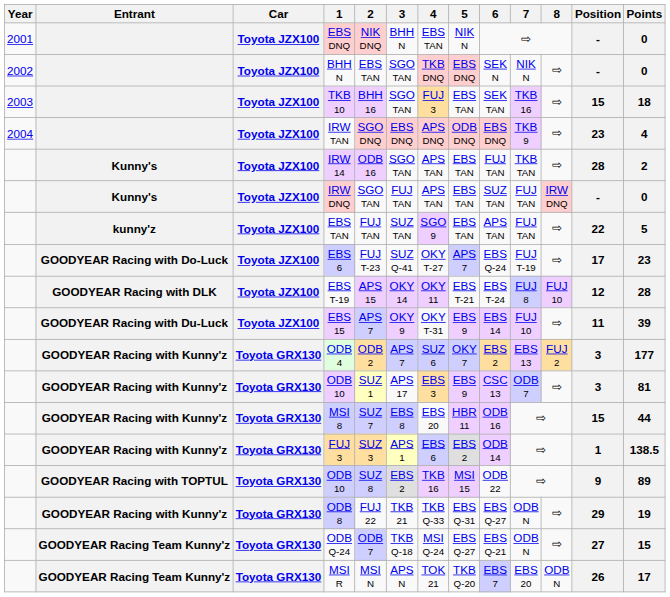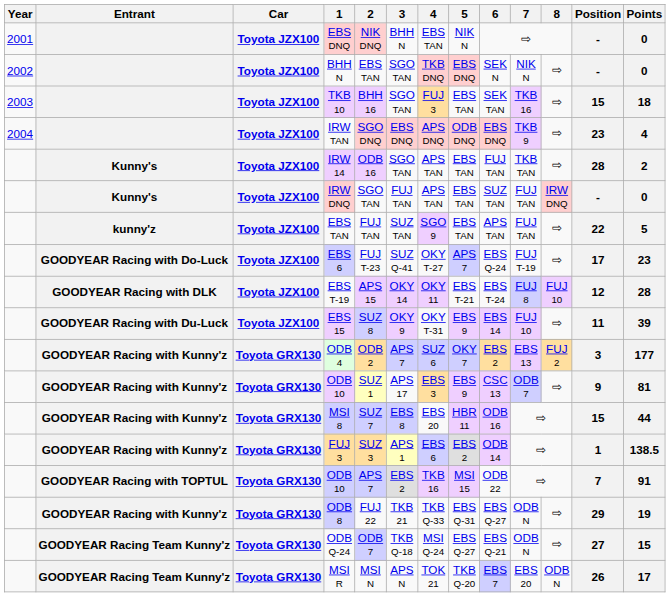(370, 323) APS 7 -> (370, 323) SUZ 8
(598, 387) 3 -> (598, 387) 9
(370, 482) SUZ 8 -> (370, 482) APS 7
(598, 482) 9 -> (598, 482) 7
(644, 482) 89 -> (644, 482) 91
